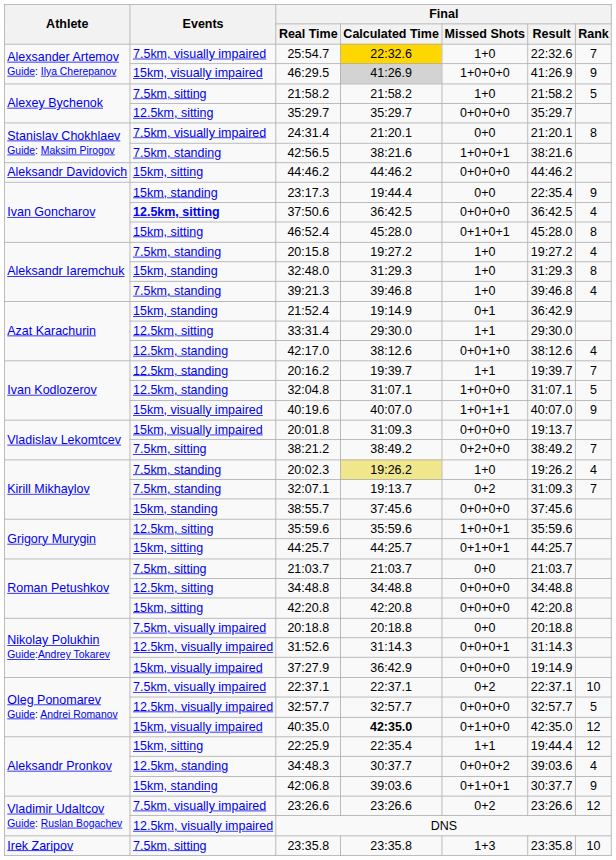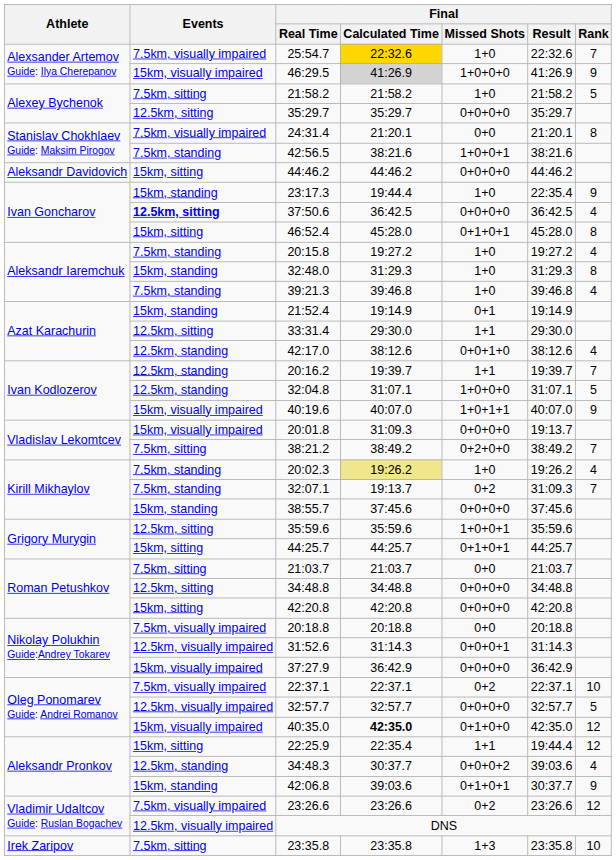(485, 192) 0+0 -> (485, 192) 1+0
(552, 311) 36:42.9 -> (552, 311) 19:14.9
(552, 667) 19:14.9 -> (552, 667) 36:42.9
